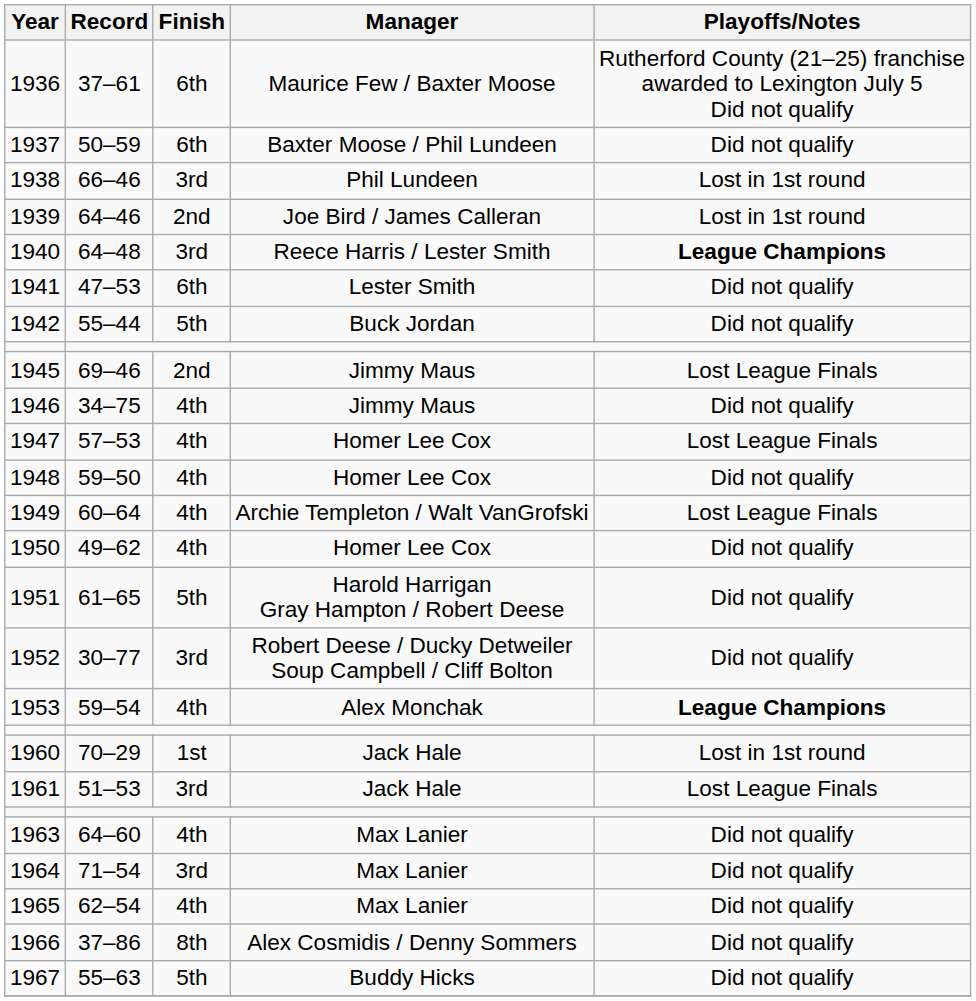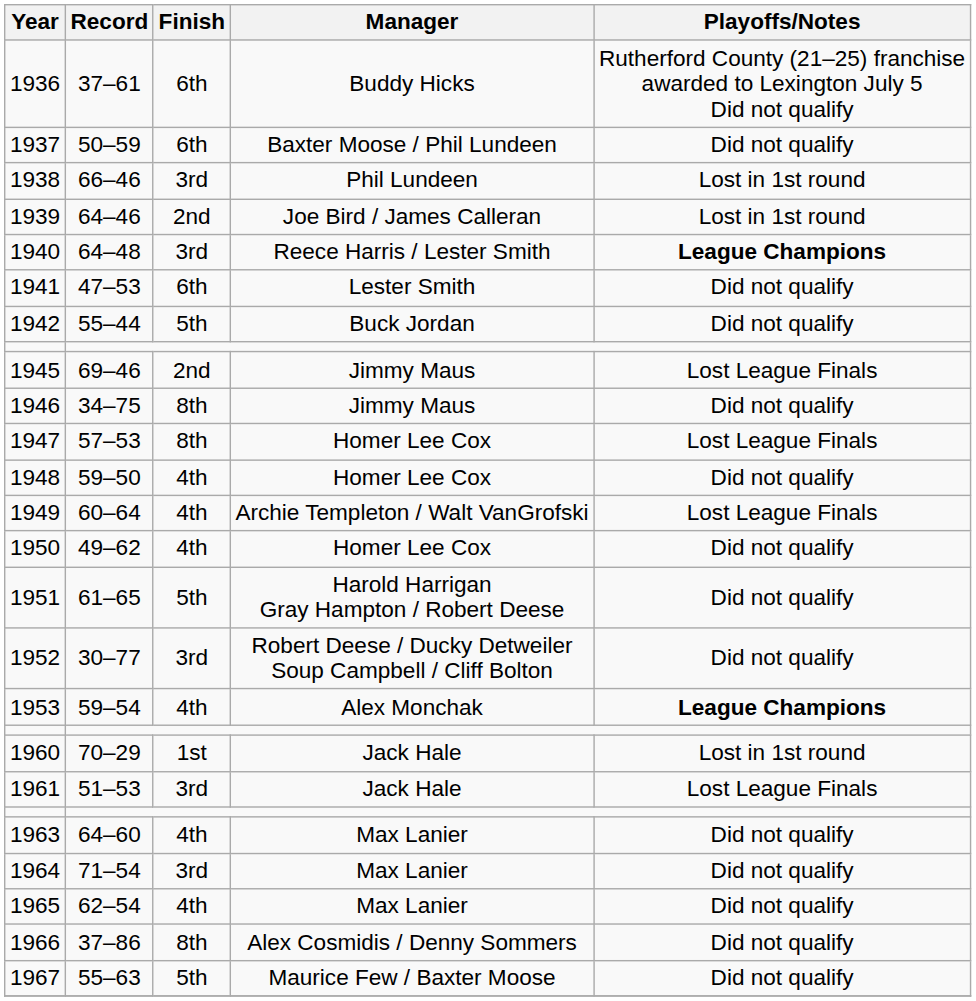(412, 83) Maurice Few / Baxter Moose -> (412, 83) Buddy Hicks
(192, 405) 4th -> (192, 405) 8th
(192, 441) 4th -> (192, 441) 8th
(412, 978) Buddy Hicks -> (412, 978) Maurice Few / Baxter Moose
